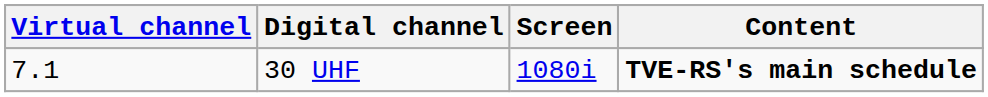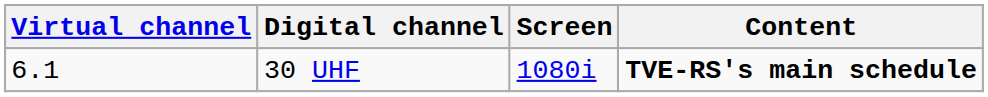(35, 70) 7.1 -> (35, 70) 6.1
